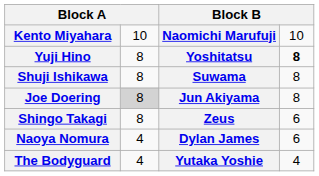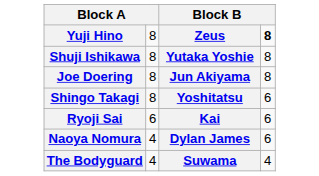- row: (63, 35)
(219, 56) Yoshitatsu -> (210, 35) Zeus
(219, 77) Suwama -> (210, 56) Yutaka Yoshie
(140, 98) lightgrey background -> (153, 77) no background
(219, 118) Zeus -> (210, 98) Yoshitatsu
+ row: (95, 118)
(219, 160) Yutaka Yoshie -> (210, 160) Suwama
